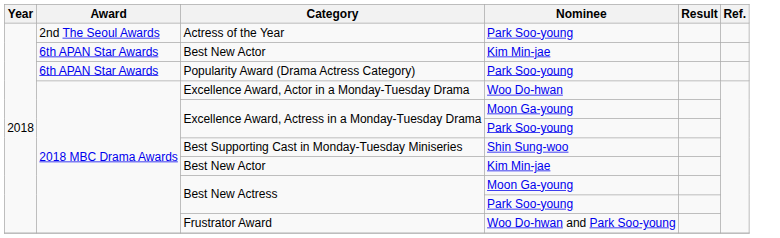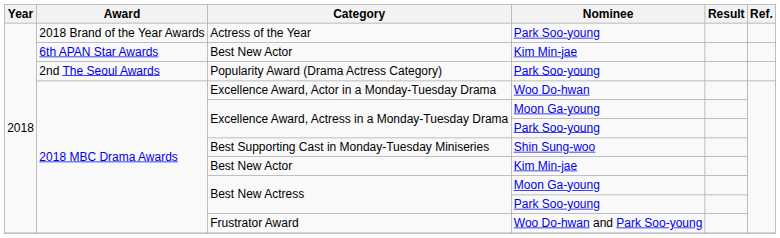(100, 33) 2nd The Seoul Awards -> (122, 33) 2018 Brand of the Year Awards
(99, 71) 6th APAN Star Awards -> (100, 71) 2nd The Seoul Awards
